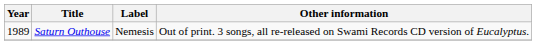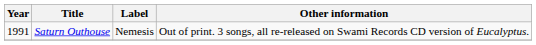(18, 31) 1989 -> (18, 31) 1991
